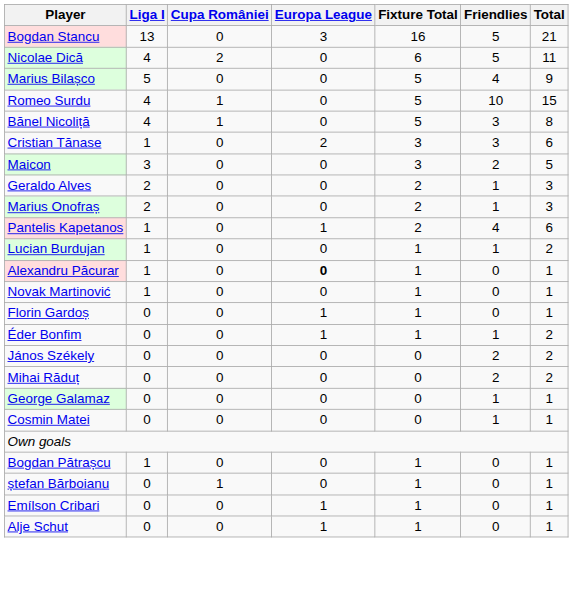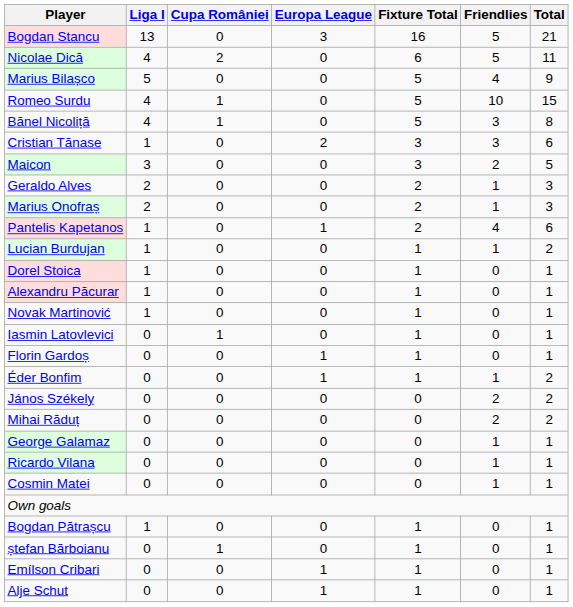+ row: (44, 270)
(323, 270) bold -> (323, 292) normal
+ row: (61, 334)
+ row: (51, 462)
